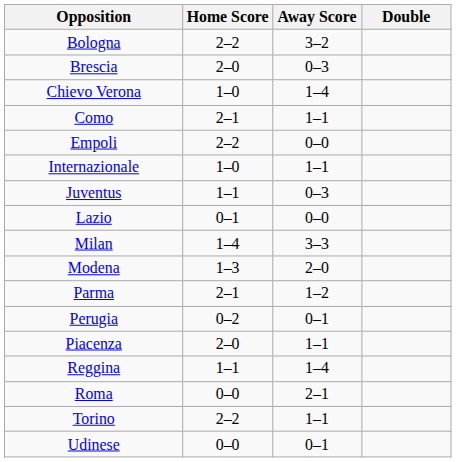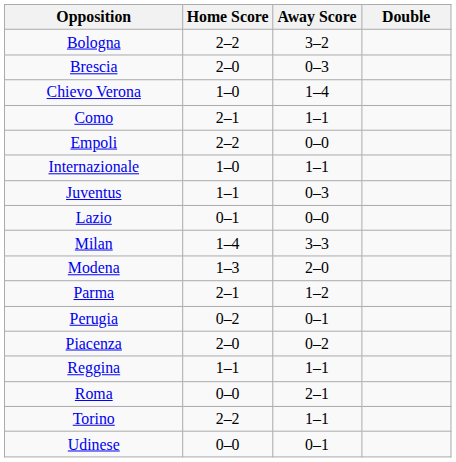(317, 343) 1–1 -> (317, 343) 0–2
(317, 368) 1–4 -> (317, 368) 1–1
